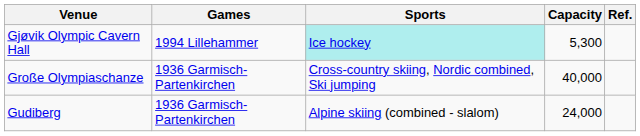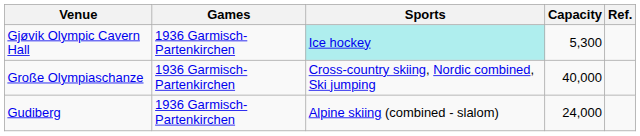(207, 42) 1994 Lillehammer -> (201, 42) 1936 Garmisch-Partenkirchen
